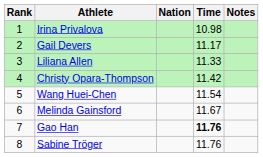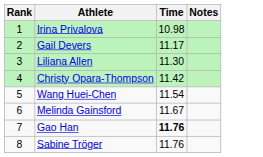- column: (175, 12)
(209, 62) 11.33 -> (172, 62) 11.30
